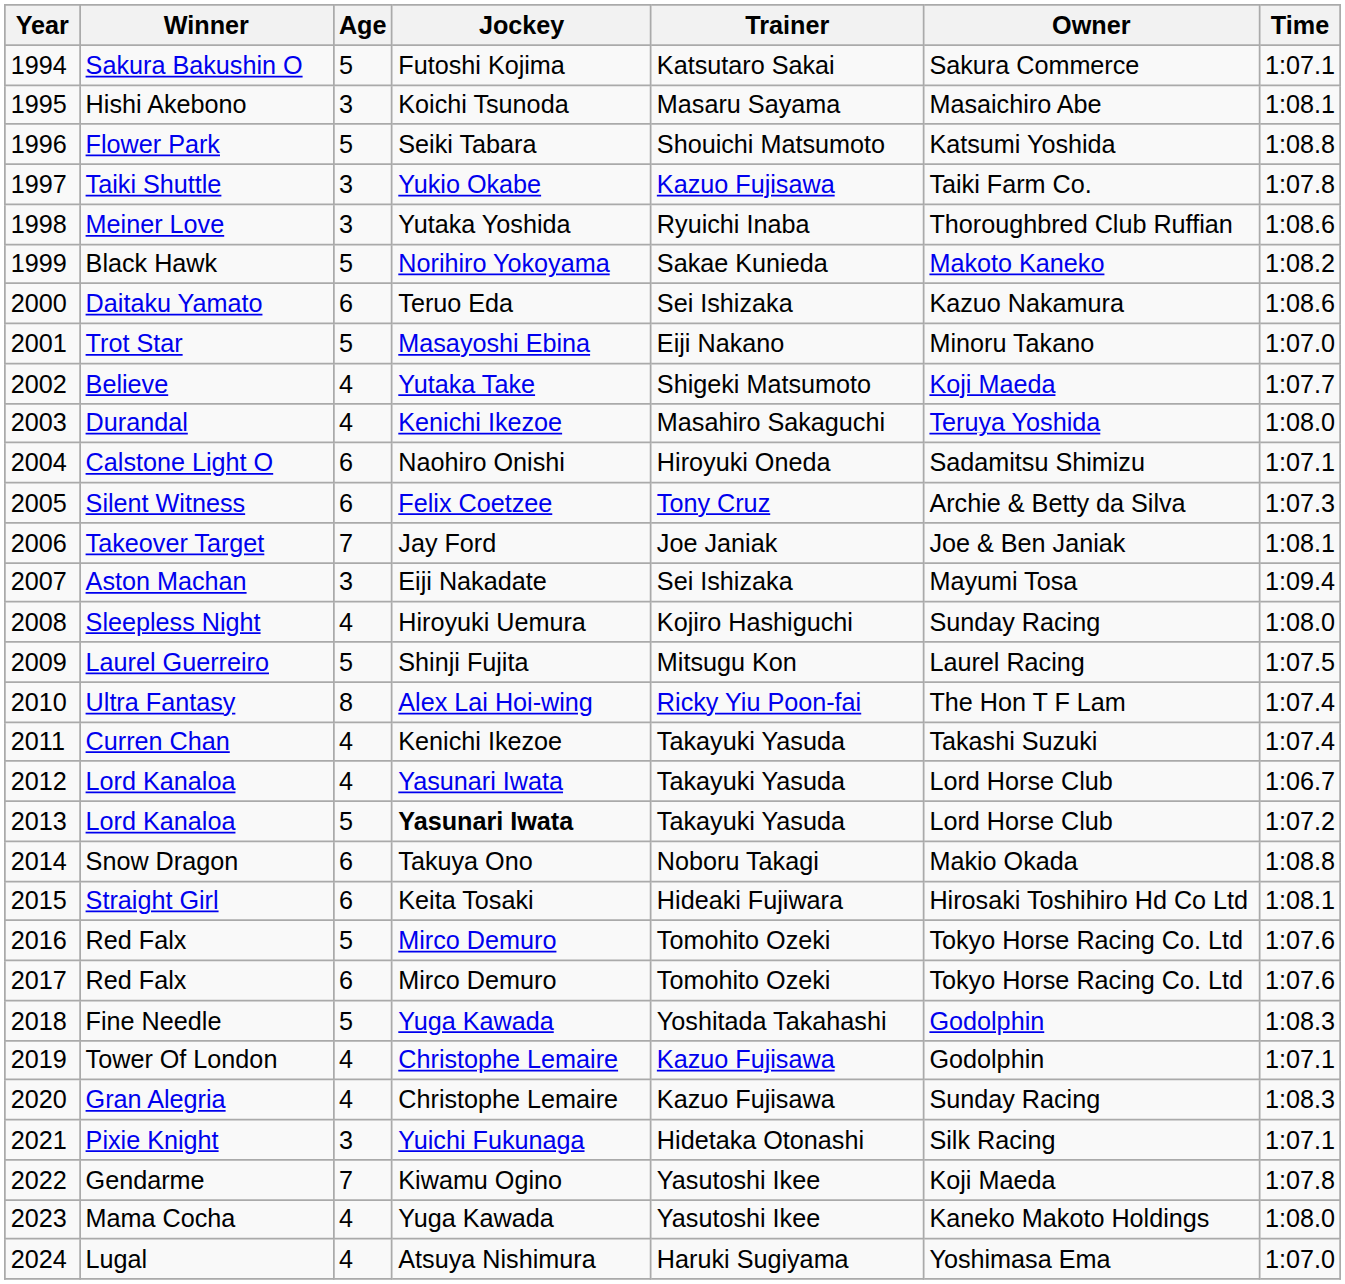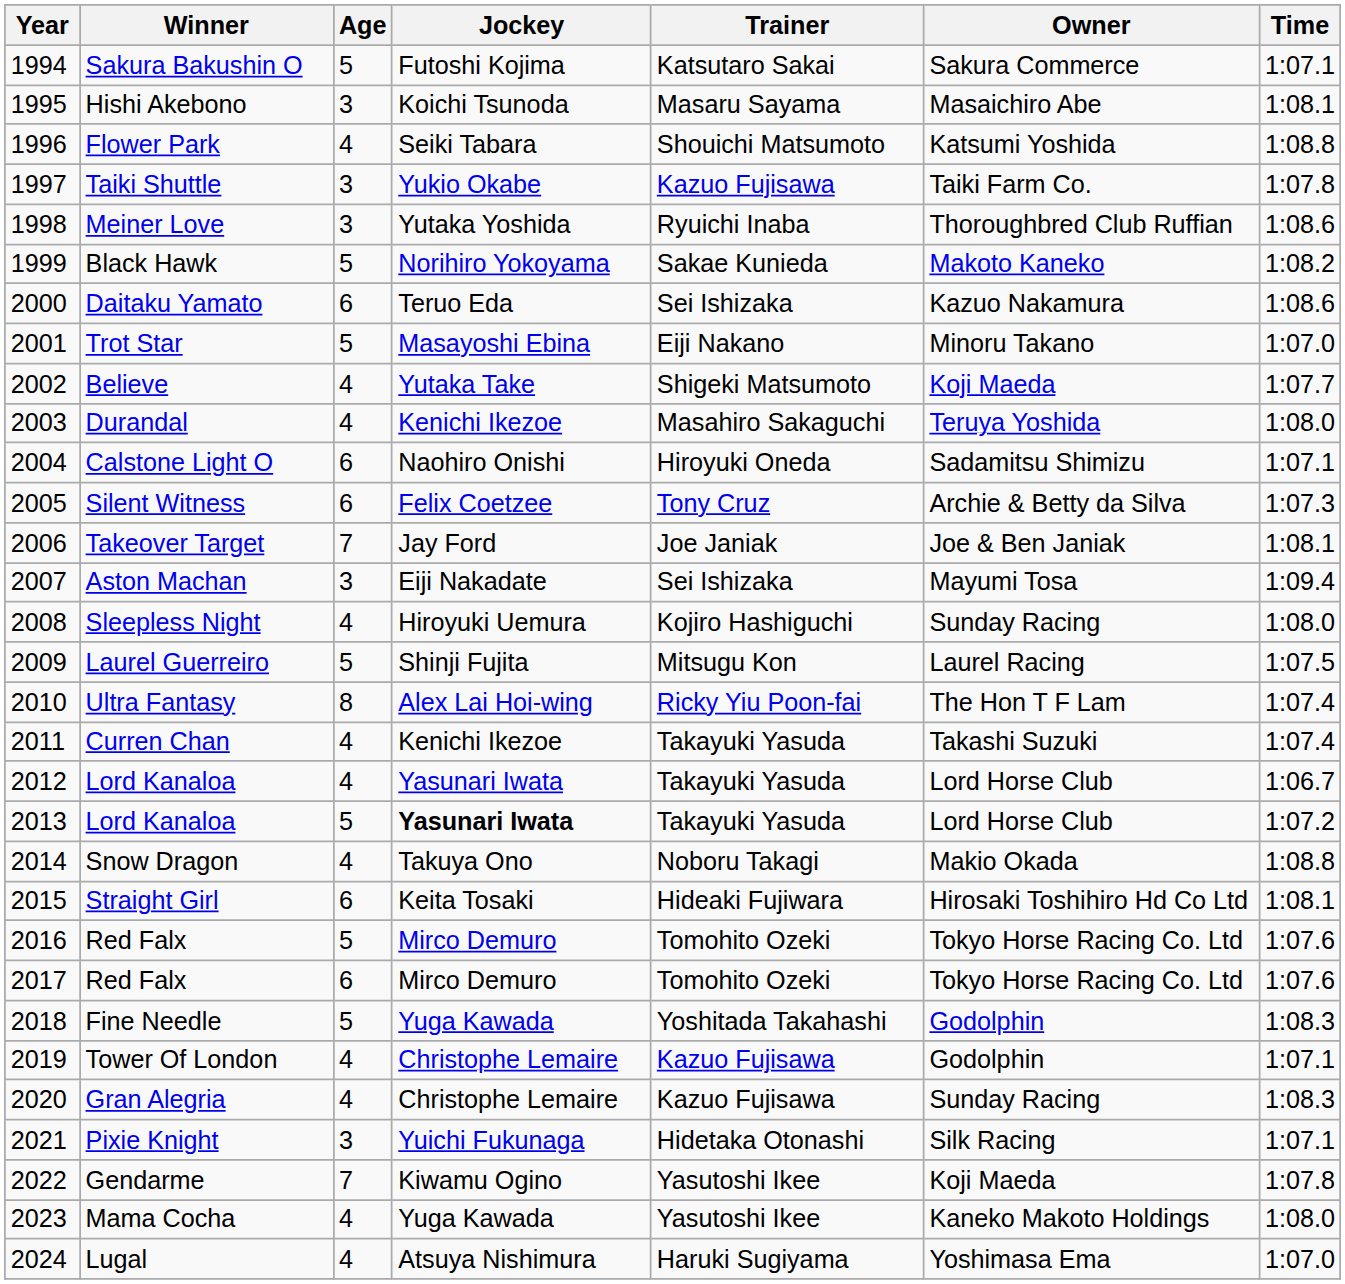(346, 145) 5 -> (346, 145) 4
(346, 861) 6 -> (346, 861) 4
